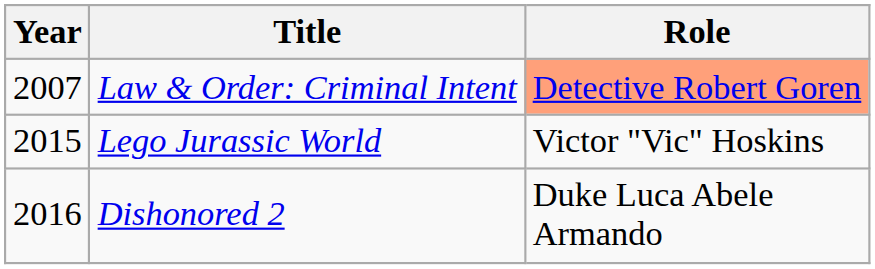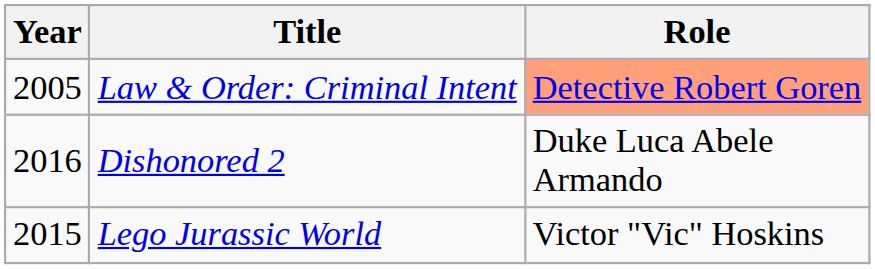(47, 86) 2007 -> (47, 86) 2005
rows swapped: (239, 140) <-> (191, 214)
